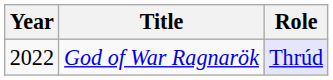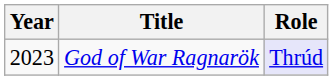(32, 57) 2022 -> (32, 57) 2023
